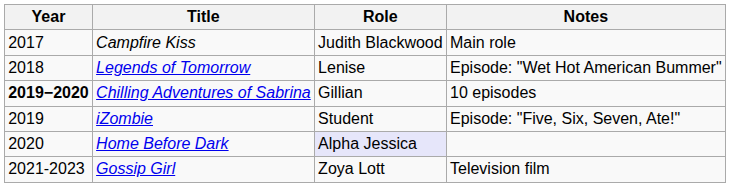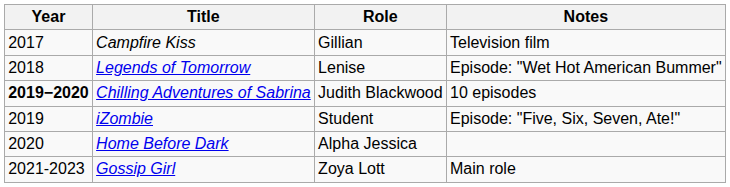(380, 42) Judith Blackwood -> (340, 42) Gillian
(483, 42) Main role -> (500, 42) Television film
(340, 93) Gillian -> (380, 93) Judith Blackwood
(367, 144) lavender background -> (367, 144) no background
(500, 169) Television film -> (483, 169) Main role
